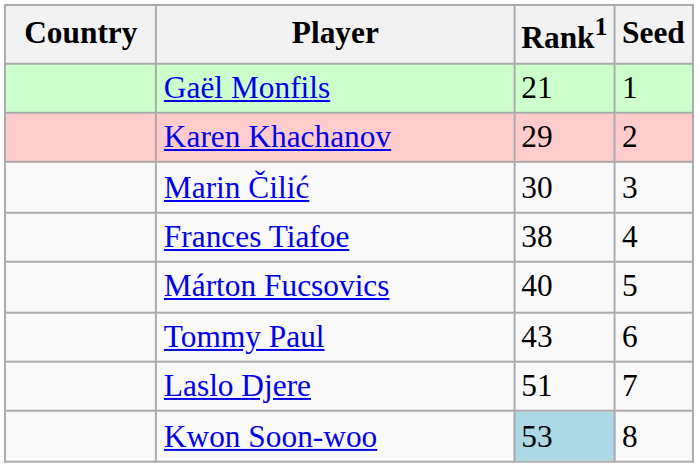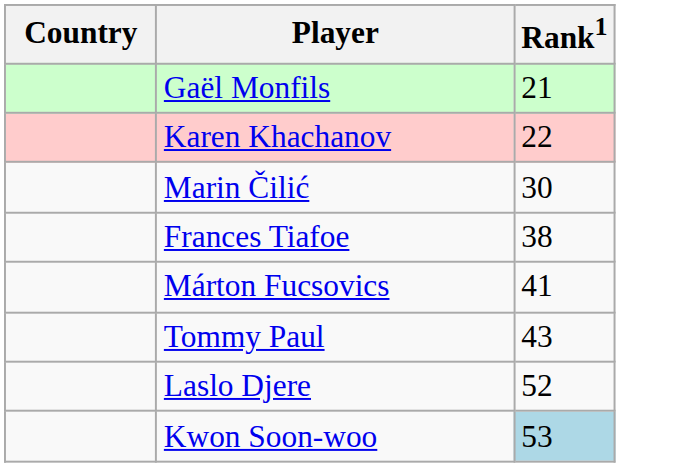- column: (653, 33)
(537, 137) 29 -> (537, 137) 22
(537, 286) 40 -> (537, 286) 41
(537, 385) 51 -> (537, 385) 52
